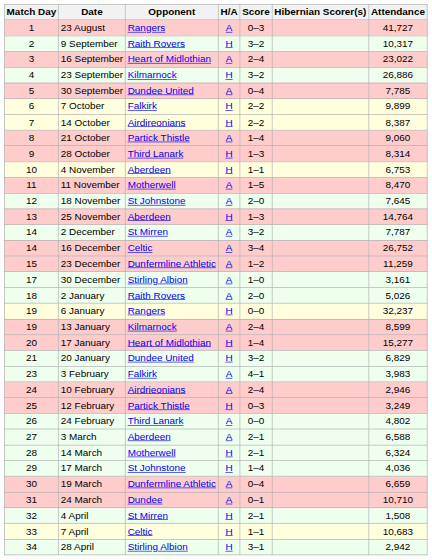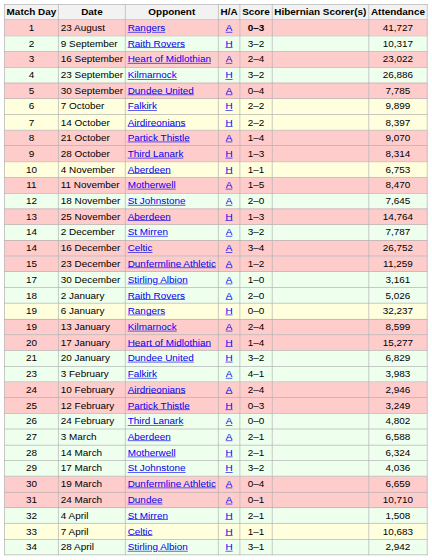(256, 28) normal -> (256, 28) bold
(398, 122) 8,387 -> (398, 122) 8,397
(398, 138) 9,060 -> (398, 138) 9,070
(256, 468) 1–4 -> (256, 468) 3–2
